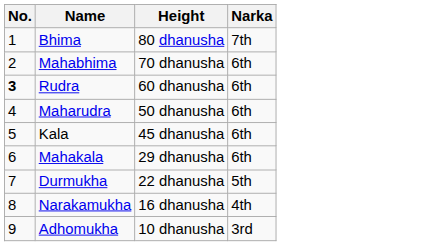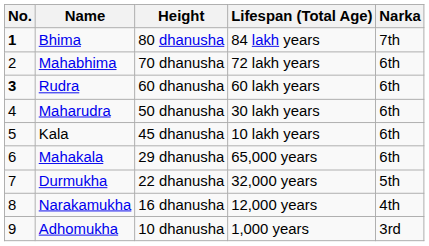+ column: (302, 16)
(12, 39) normal -> (12, 39) bold
